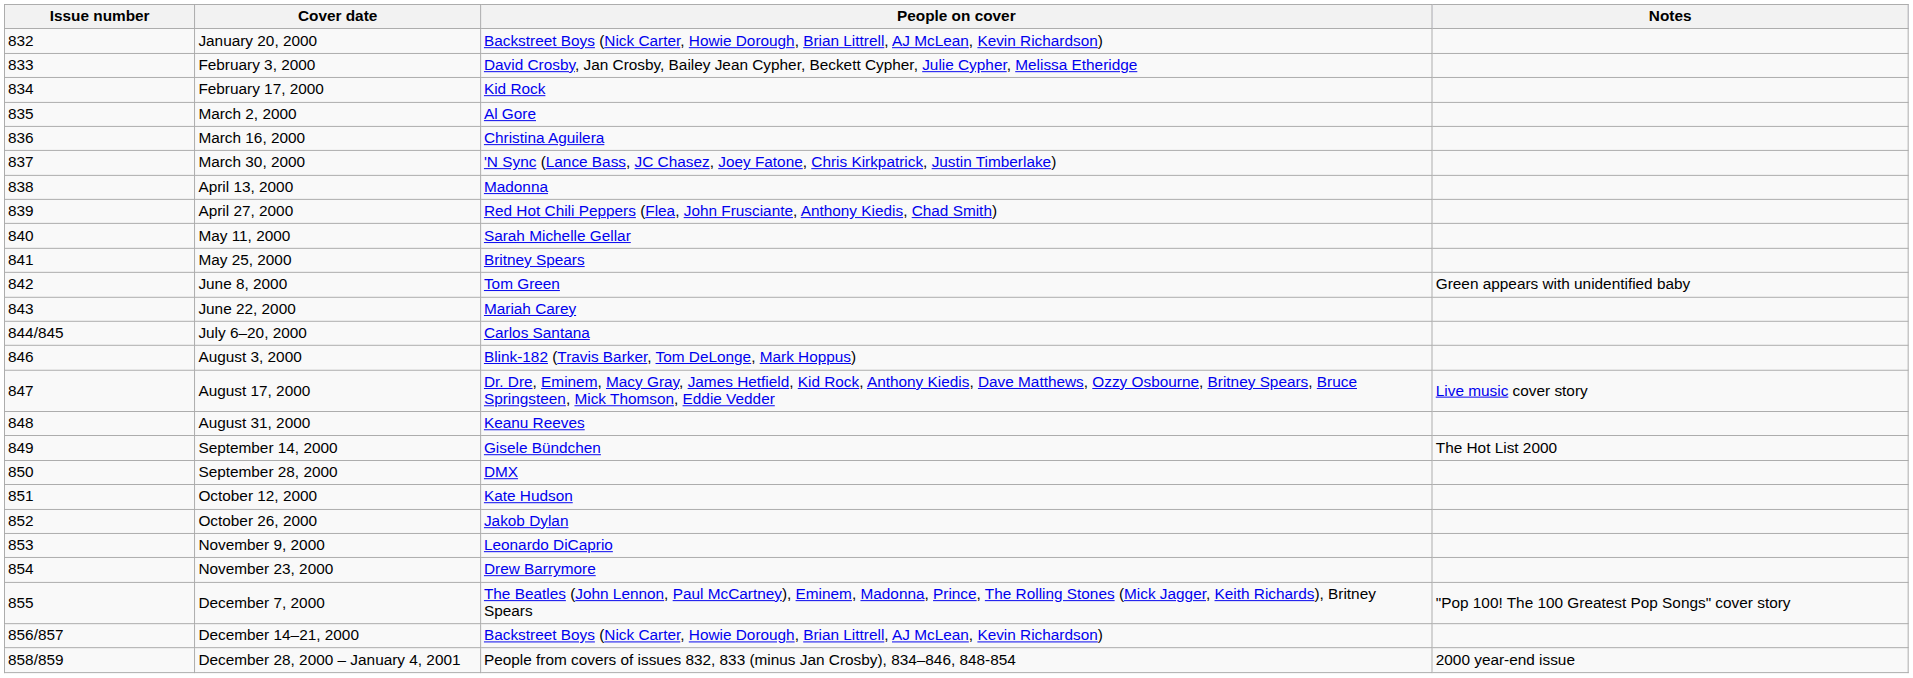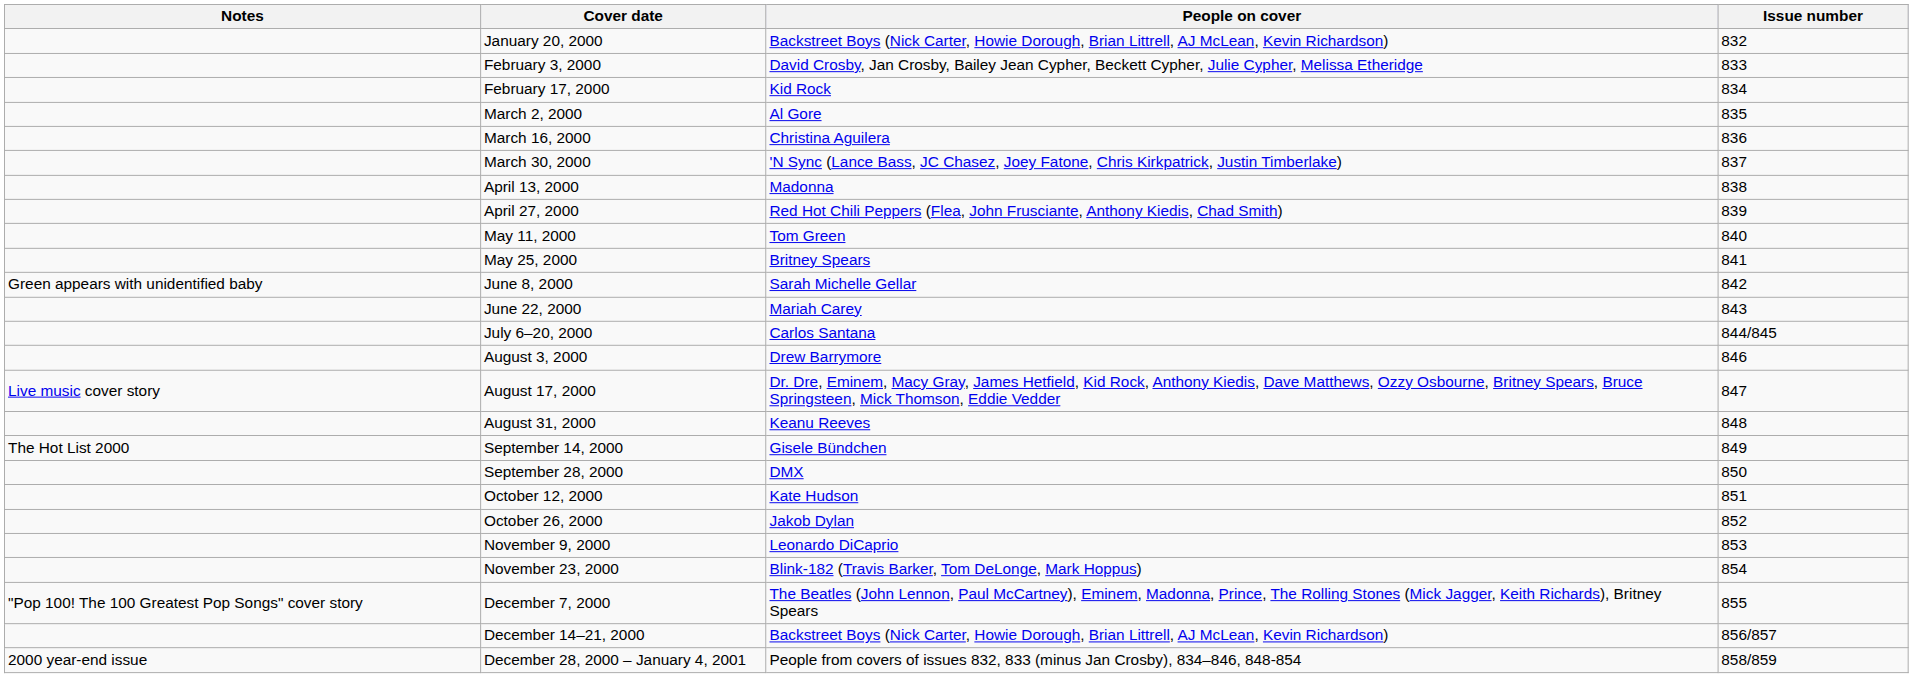columns swapped: (100, 16) <-> (1670, 16)
(557, 235) Sarah Michelle Gellar -> (807, 235) Tom Green
(522, 284) Tom Green -> (843, 284) Sarah Michelle Gellar
(670, 357) Blink-182 (Travis Barker, Tom DeLonge, Mark Hoppus) -> (825, 357) Drew Barrymore
(540, 569) Drew Barrymore -> (956, 569) Blink-182 (Travis Barker, Tom DeLonge, Mark Hoppus)
